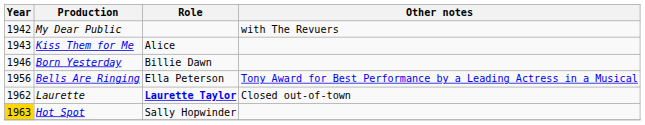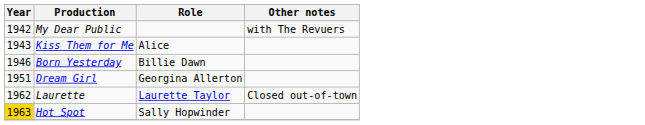+ row: (67, 79)
- row: (88, 79)
(190, 95) bold -> (184, 95) normal
